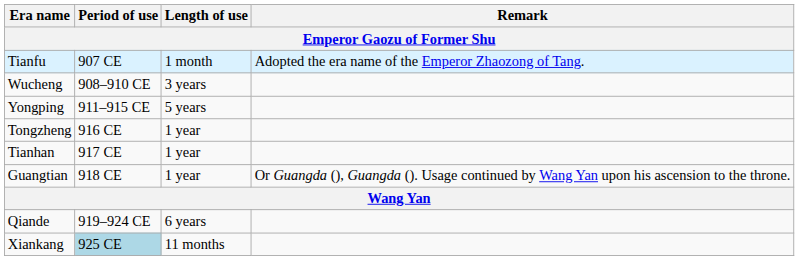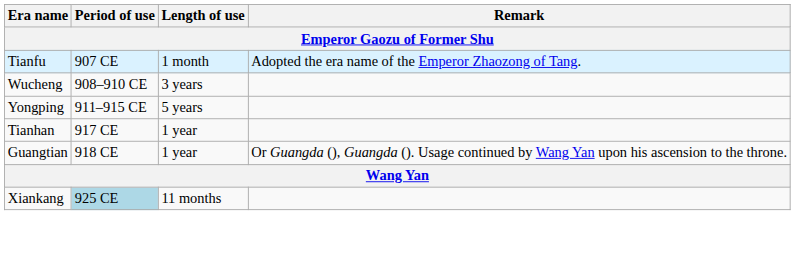- row: (40, 130)
- row: (29, 221)
